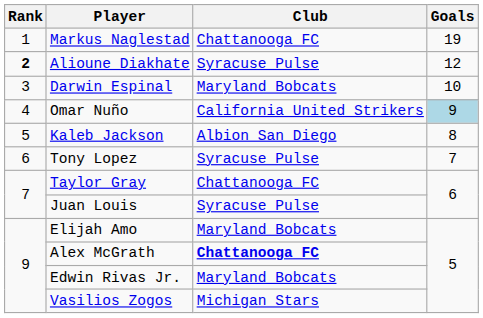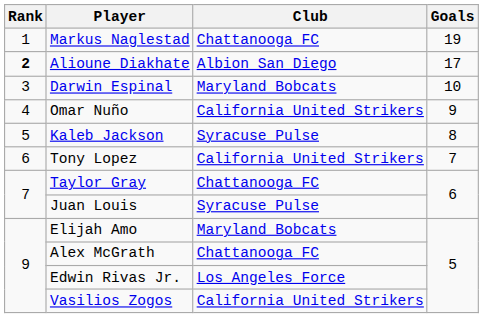(258, 64) Syracuse Pulse -> (267, 64) Albion San Diego
(453, 64) 12 -> (453, 64) 17
(453, 111) lightblue background -> (453, 111) no background
(267, 135) Albion San Diego -> (258, 135) Syracuse Pulse
(258, 159) Syracuse Pulse -> (310, 159) California United Strikers
(258, 254) bold -> (258, 254) normal
(267, 277) Maryland Bobcats -> (271, 277) Los Angeles Force
(258, 301) Michigan Stars -> (310, 301) California United Strikers
